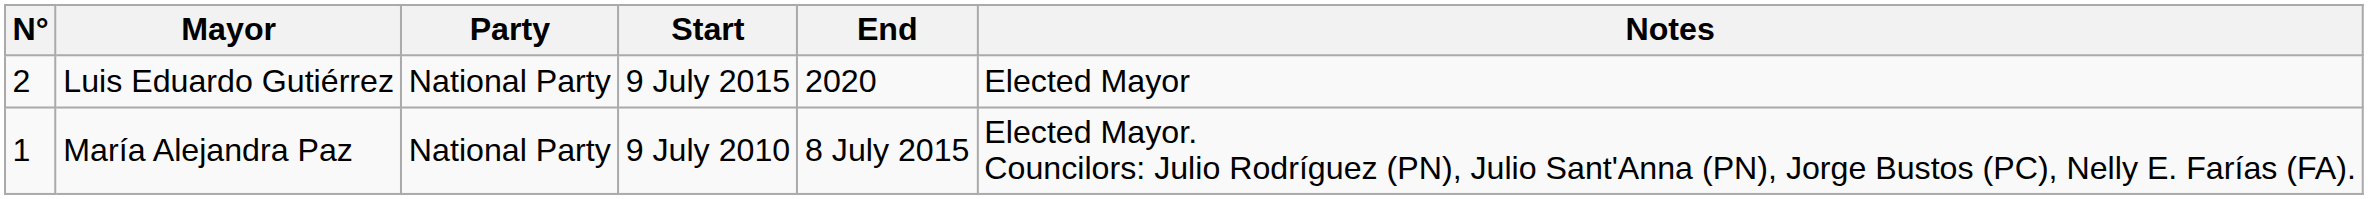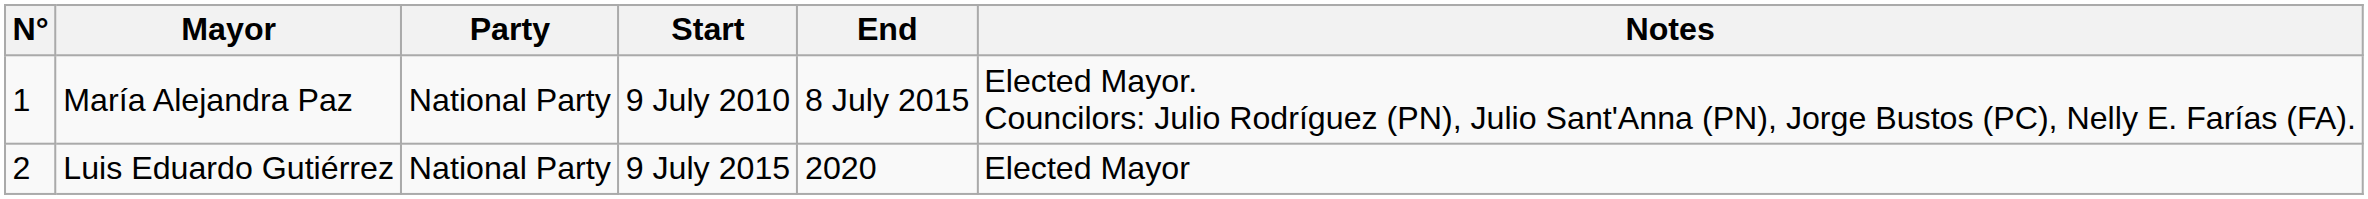rows swapped: (208, 150) <-> (229, 81)
